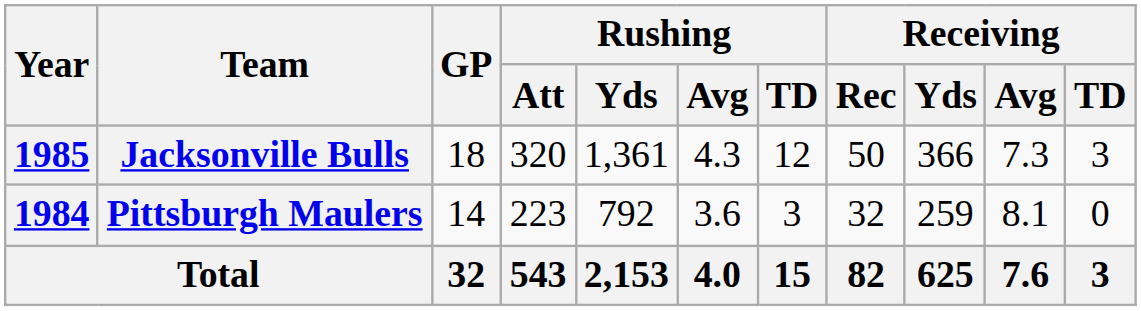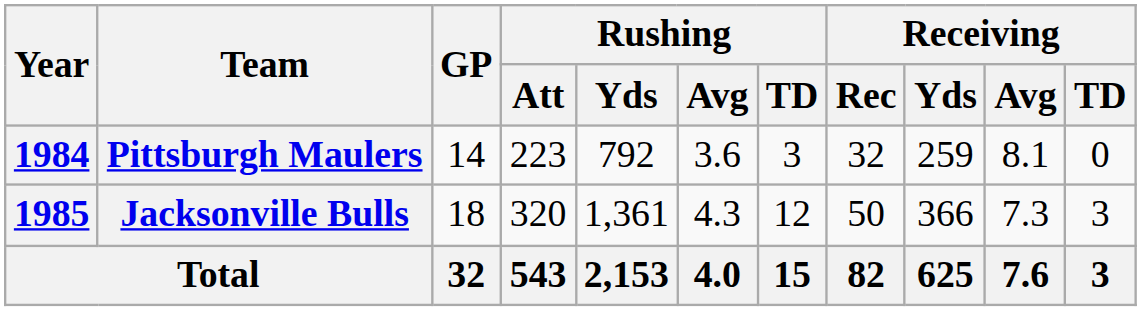rows swapped: (265, 214) <-> (265, 154)
